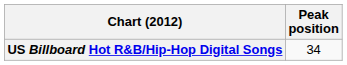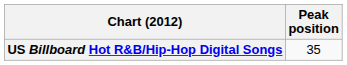(314, 49) 34 -> (314, 49) 35
